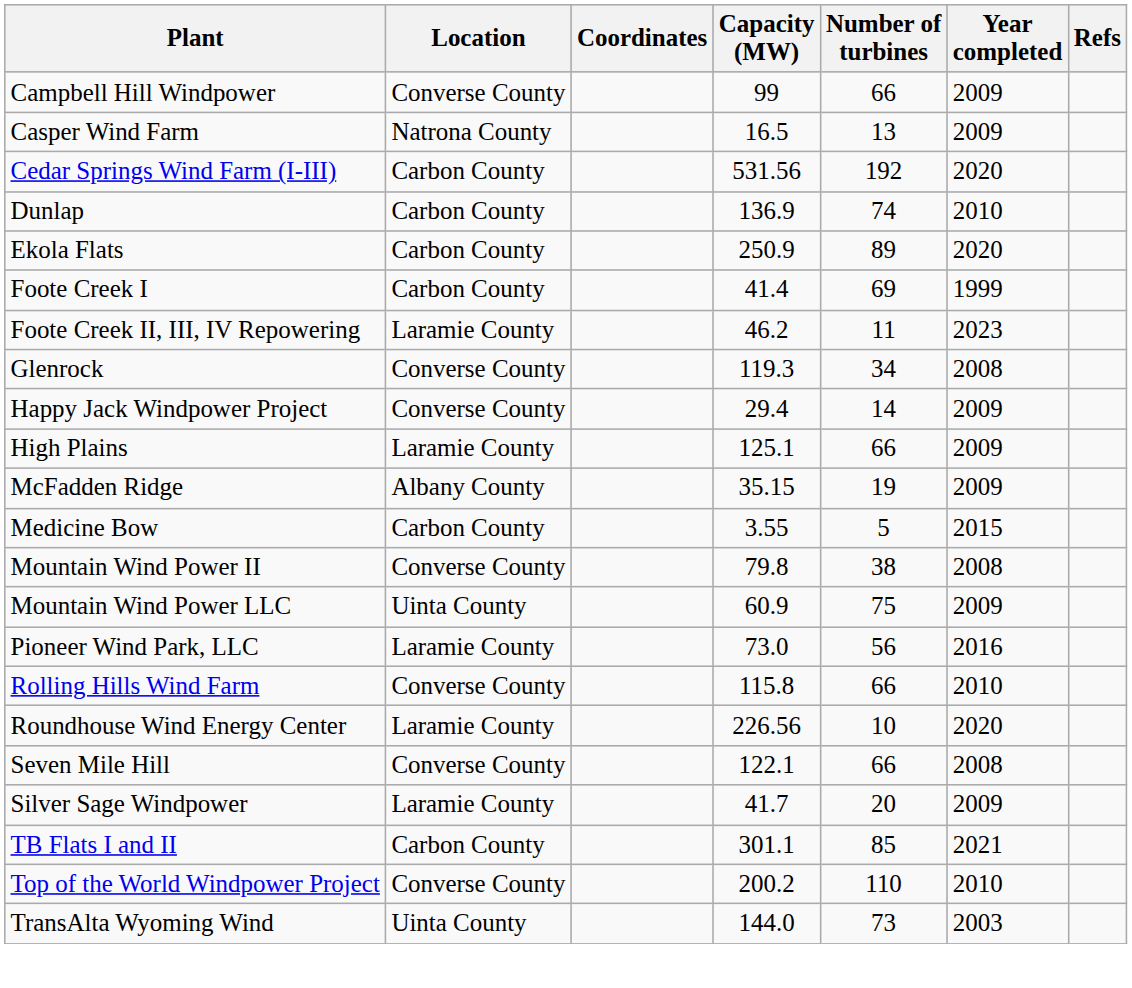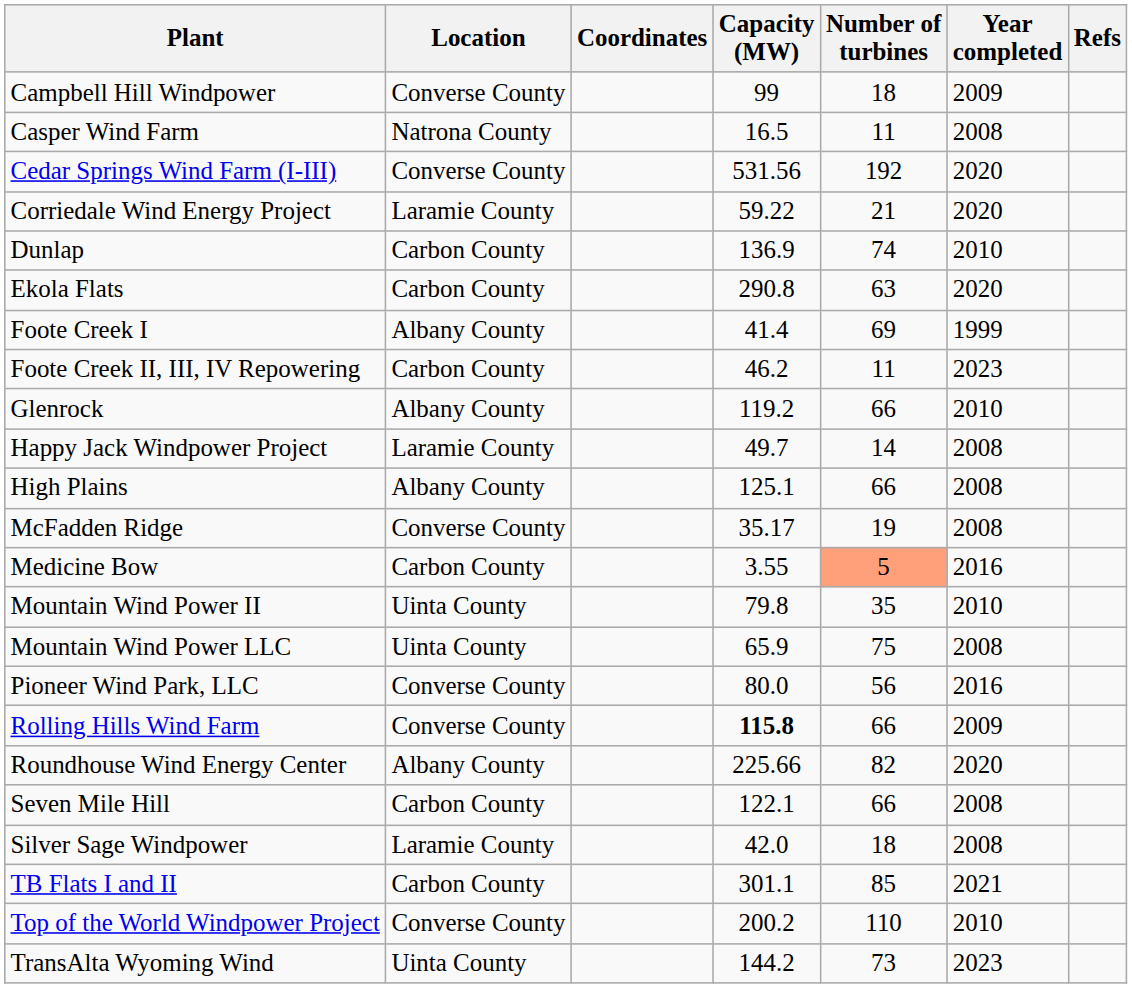(884, 91) 66 -> (884, 91) 18
(884, 131) 13 -> (884, 131) 11
(978, 131) 2009 -> (978, 131) 2008
(468, 171) Carbon County -> (478, 171) Converse County
+ row: (171, 210)
(767, 250) 250.9 -> (767, 289) 290.8
(884, 250) 89 -> (884, 289) 63
(468, 289) Carbon County -> (468, 329) Albany County
(473, 329) Laramie County -> (468, 369) Carbon County
(478, 369) Converse County -> (468, 408) Albany County
(767, 369) 119.3 -> (767, 408) 119.2
(884, 369) 34 -> (884, 408) 66
(978, 369) 2008 -> (978, 408) 2010
(478, 408) Converse County -> (473, 448) Laramie County
(767, 408) 29.4 -> (767, 448) 49.7
(978, 408) 2009 -> (978, 448) 2008
(473, 448) Laramie County -> (468, 487) Albany County
(978, 448) 2009 -> (978, 487) 2008
(468, 487) Albany County -> (478, 527) Converse County
(767, 487) 35.15 -> (767, 527) 35.17
(978, 487) 2009 -> (978, 527) 2008
(884, 527) no background -> (884, 566) lightsalmon background
(978, 527) 2015 -> (978, 566) 2016
(478, 566) Converse County -> (459, 606) Uinta County
(884, 566) 38 -> (884, 606) 35
(978, 566) 2008 -> (978, 606) 2010
(767, 606) 60.9 -> (767, 646) 65.9
(978, 606) 2009 -> (978, 646) 2008
(473, 646) Laramie County -> (478, 685) Converse County
(767, 646) 73.0 -> (767, 685) 80.0
(767, 685) normal -> (767, 725) bold
(978, 685) 2010 -> (978, 725) 2009
(473, 725) Laramie County -> (468, 764) Albany County
(767, 725) 226.56 -> (767, 764) 225.66
(884, 725) 10 -> (884, 764) 82
(478, 764) Converse County -> (468, 804) Carbon County
(767, 804) 41.7 -> (767, 844) 42.0
(884, 804) 20 -> (884, 844) 18
(978, 804) 2009 -> (978, 844) 2008
(767, 923) 144.0 -> (767, 962) 144.2
(978, 923) 2003 -> (978, 962) 2023
